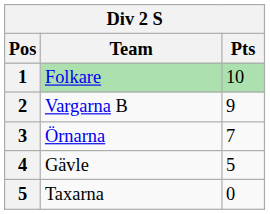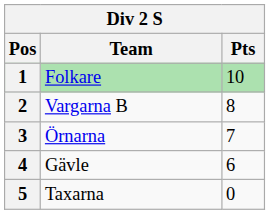(230, 106) 9 -> (230, 106) 8
(230, 164) 5 -> (230, 164) 6
